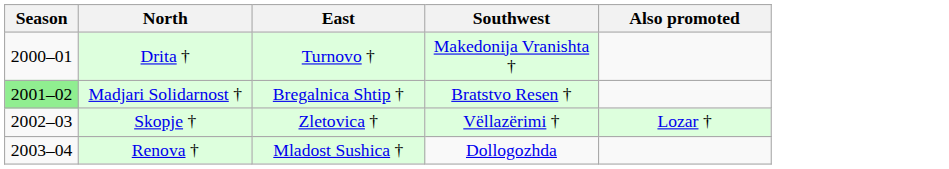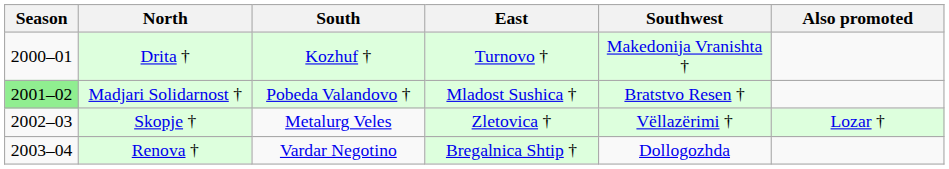+ column: (338, 18)
(338, 94) Bregalnica Shtip † -> (511, 94) Mladost Sushica †
(338, 149) Mladost Sushica † -> (511, 149) Bregalnica Shtip †
